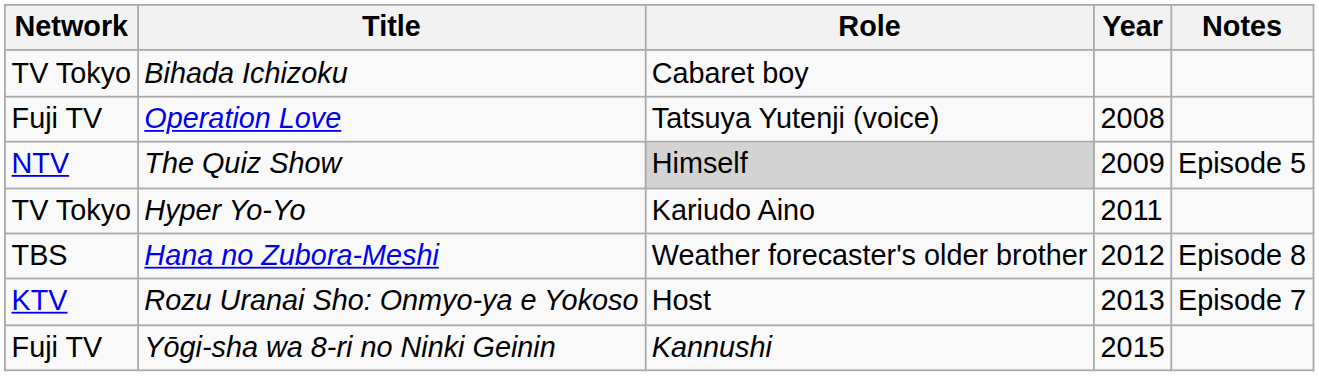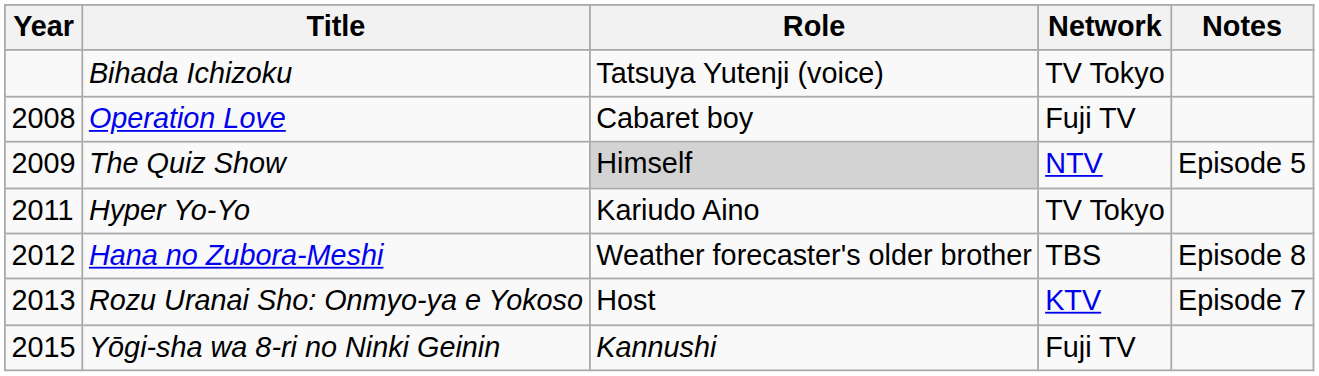columns swapped: (1133, 27) <-> (71, 27)
(730, 73) Cabaret boy -> (740, 73) Tatsuya Yutenji (voice)
(796, 118) Tatsuya Yutenji (voice) -> (675, 118) Cabaret boy
